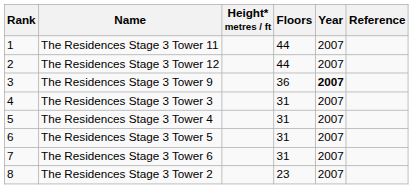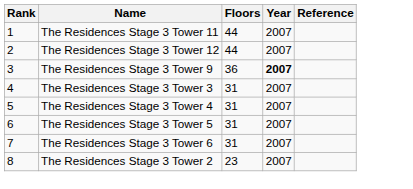- column: (248, 20)
